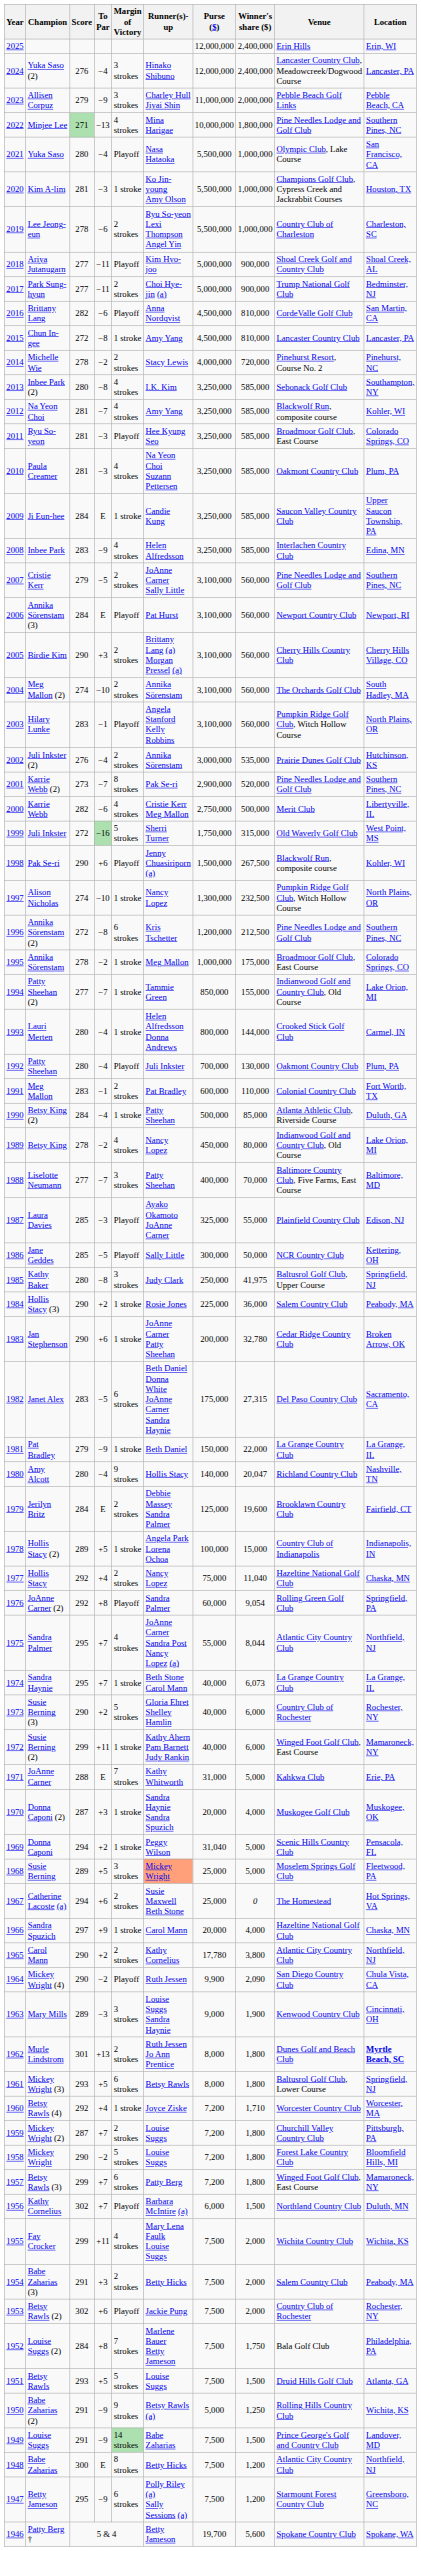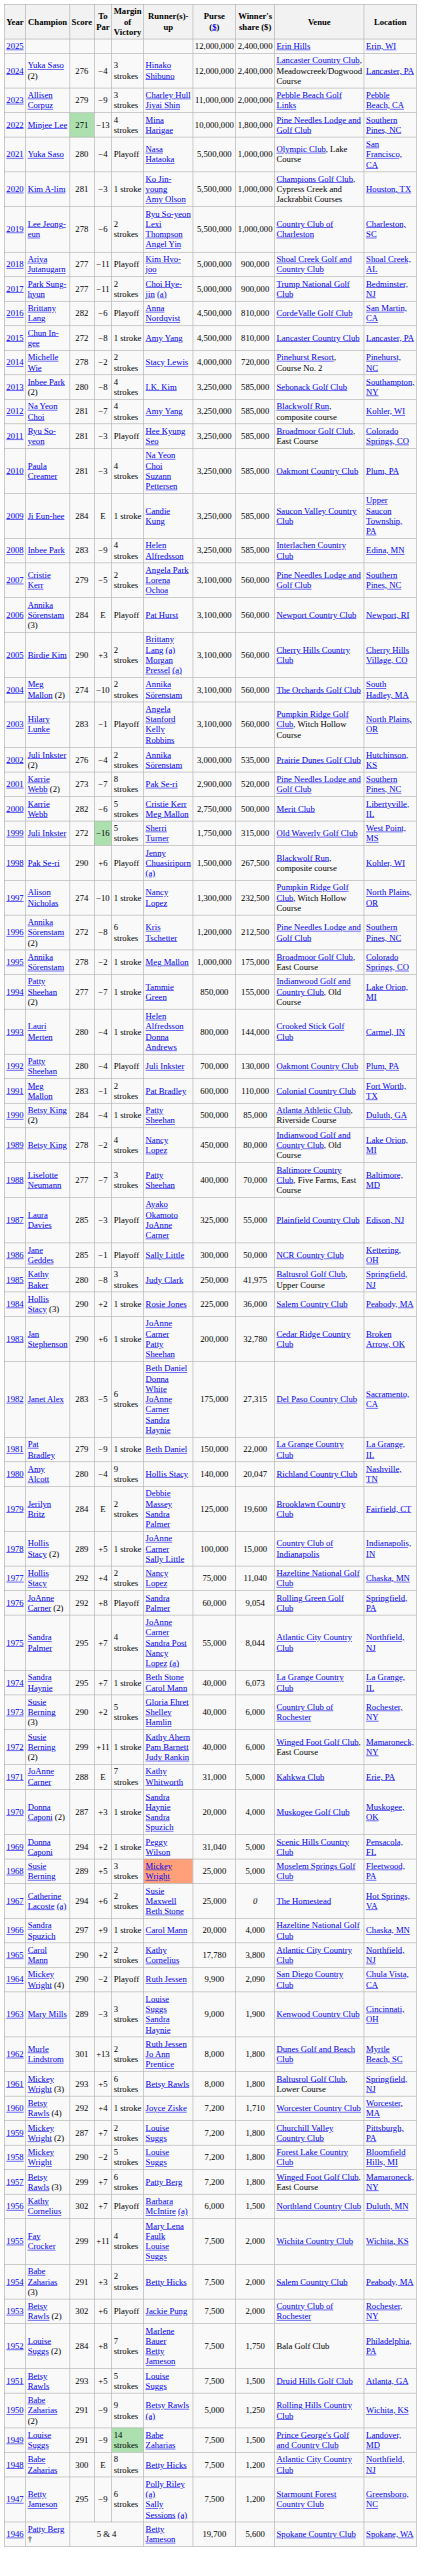(165, 580) JoAnne Carner Sally Little -> (167, 580) Angela Park Lorena Ochoa
(126, 809) 4 strokes -> (126, 809) 5 strokes
(103, 1255) −5 -> (103, 1255) −1
(167, 1549) Angela Park Lorena Ochoa -> (165, 1549) JoAnne Carner Sally Little
(385, 2054) bold -> (384, 2054) normal
